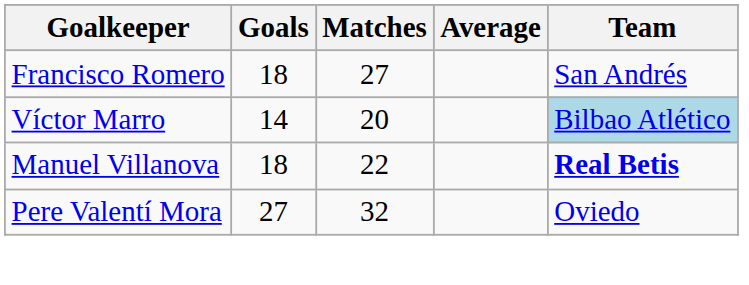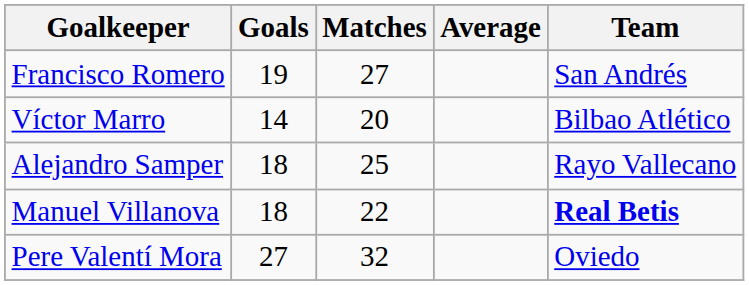(273, 73) 18 -> (273, 73) 19
(642, 119) lightblue background -> (642, 119) no background
+ row: (117, 165)
